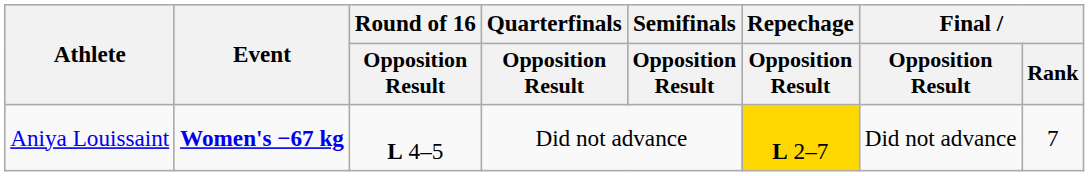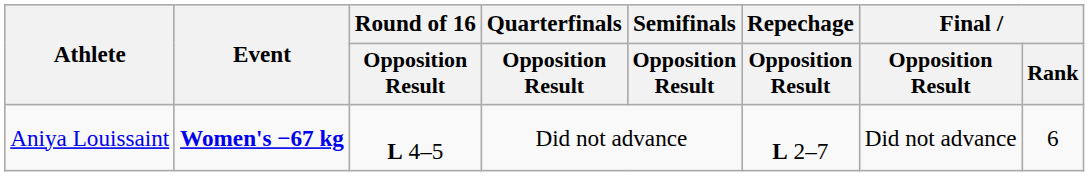(800, 151) gold background -> (800, 151) no background
(1053, 137) 7 -> (1053, 137) 6
